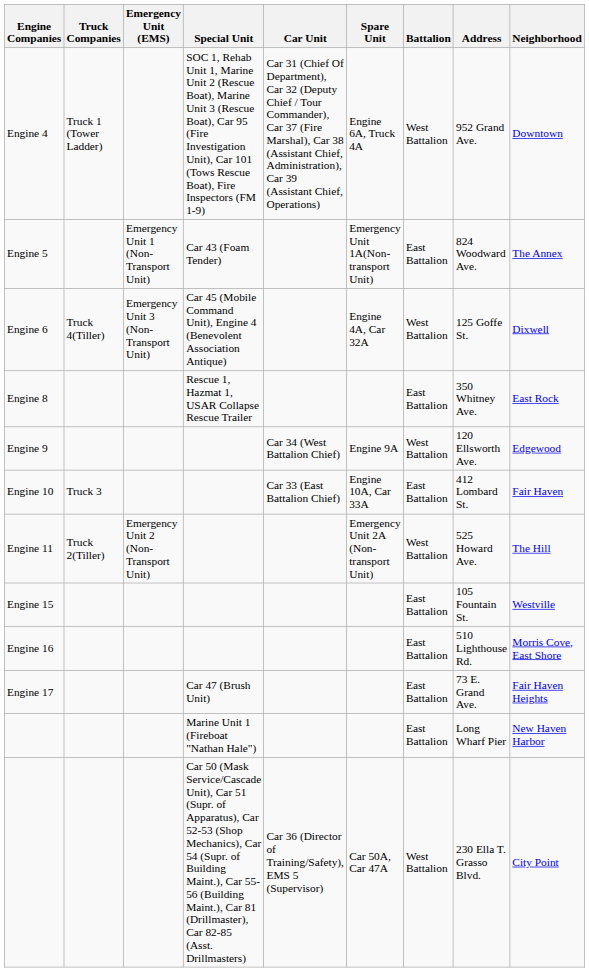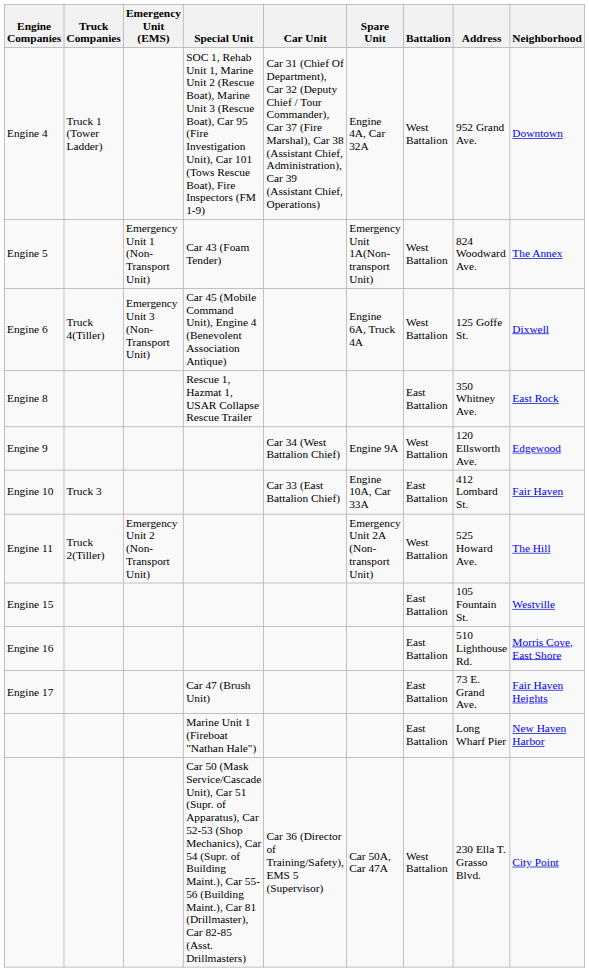(372, 133) Engine 6A, Truck 4A -> (367, 133) Engine 4A, Car 32A
(427, 254) East Battalion -> (427, 254) West Battalion
(367, 329) Engine 4A, Car 32A -> (372, 329) Engine 6A, Truck 4A
